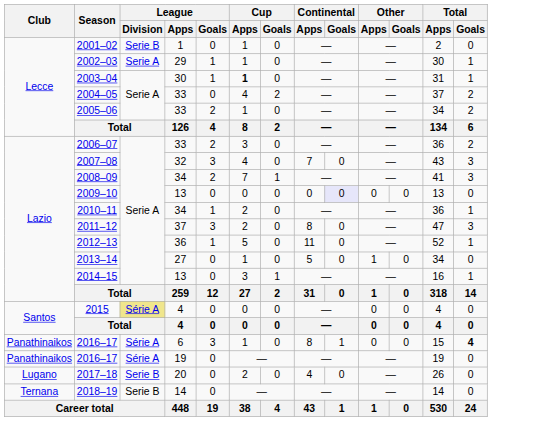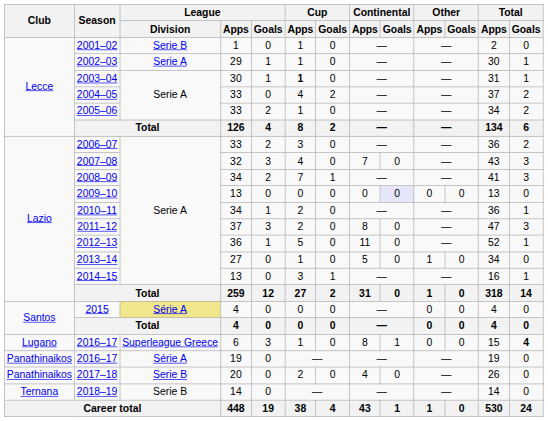(39, 342) Panathinaikos -> (39, 342) Lugano
(142, 342) Série A -> (170, 342) Superleague Greece
(39, 375) Lugano -> (39, 375) Panathinaikos
